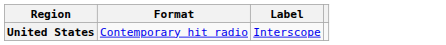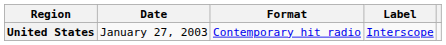+ column: (154, 14)
